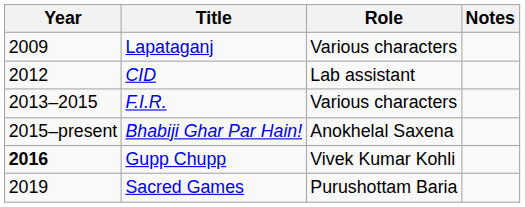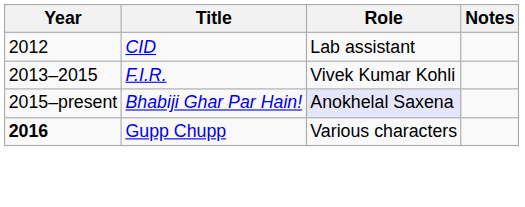- row: (169, 46)
(384, 103) Various characters -> (383, 74) Vivek Kumar Kohli
(382, 131) no background -> (382, 103) lavender background
(383, 159) Vivek Kumar Kohli -> (384, 131) Various characters
- row: (185, 187)
